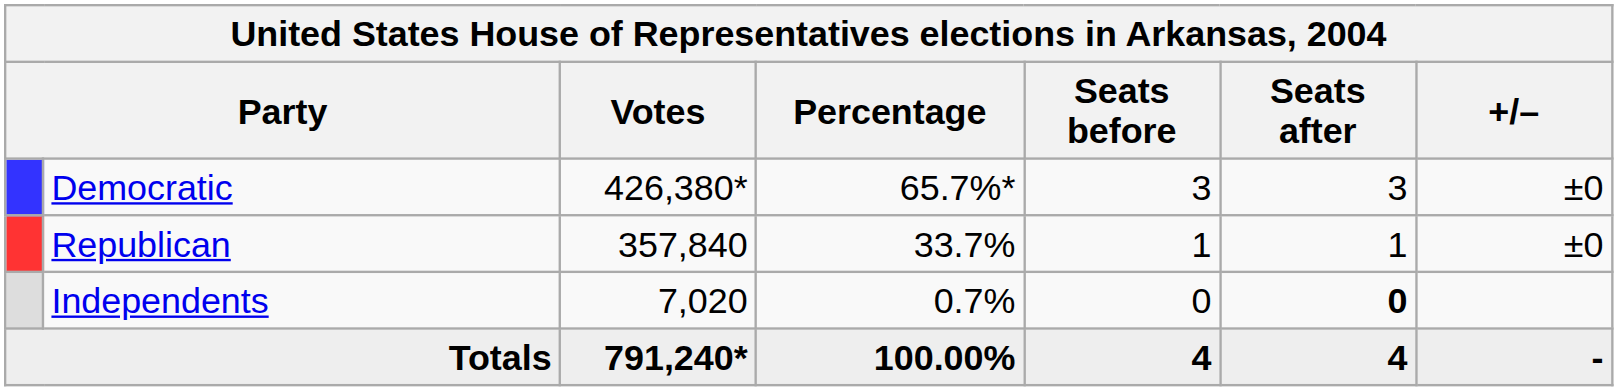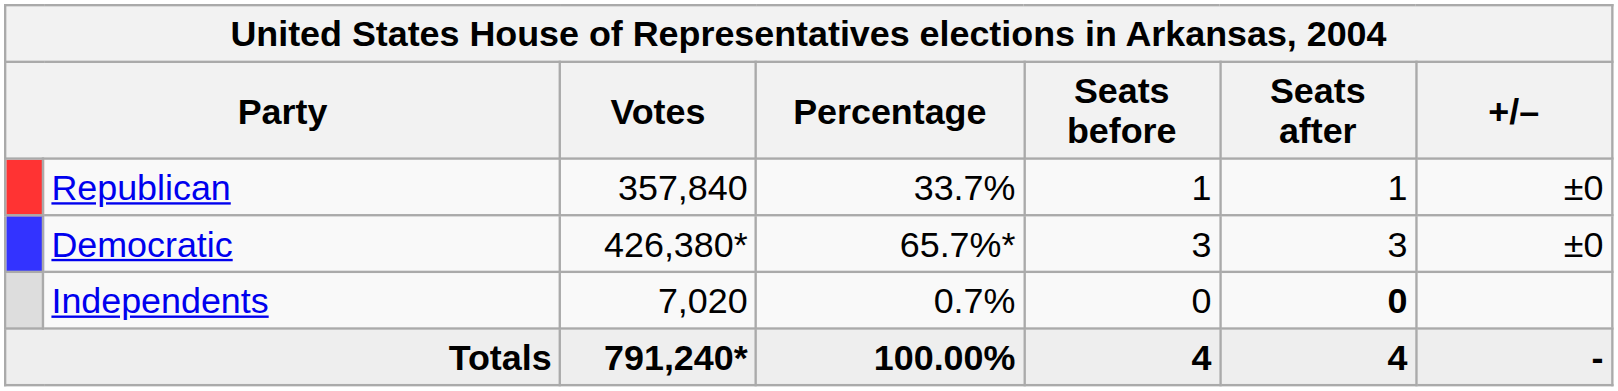rows swapped: (142, 187) <-> (141, 244)
